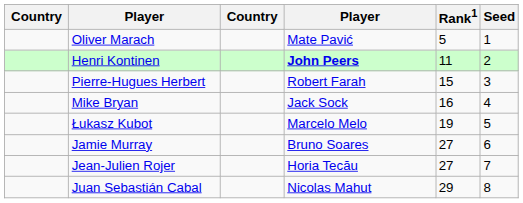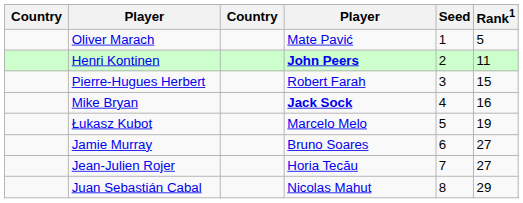columns swapped: (458, 16) <-> (499, 16)
(318, 102) normal -> (320, 102) bold
